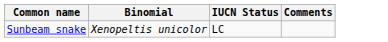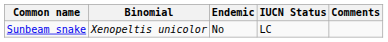+ column: (233, 13)
